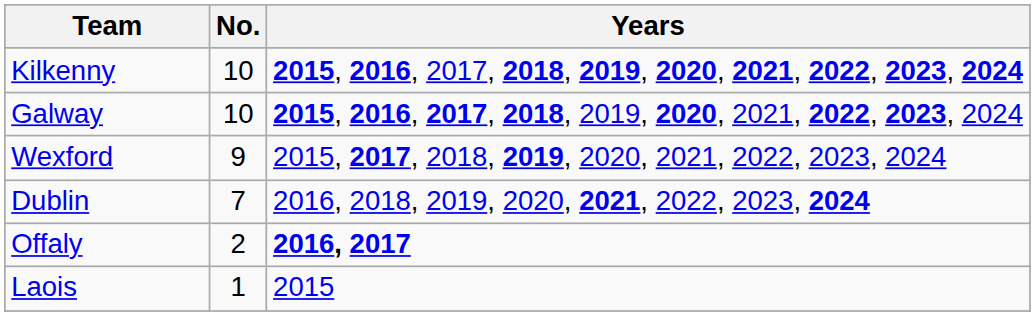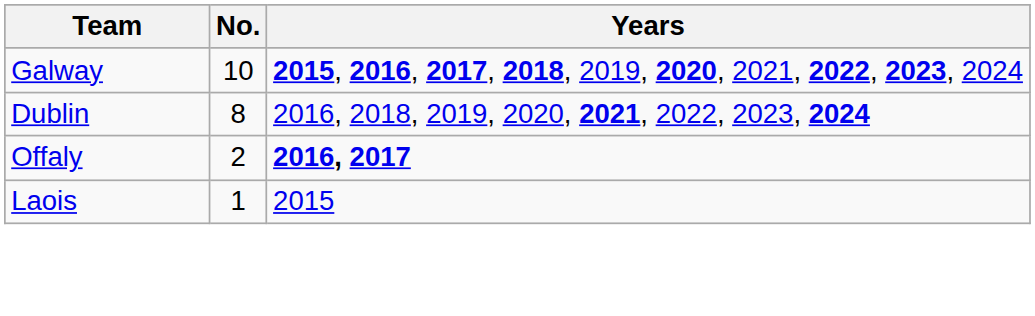- row: (63, 69)
- row: (62, 157)
(238, 200) 7 -> (238, 113) 8
